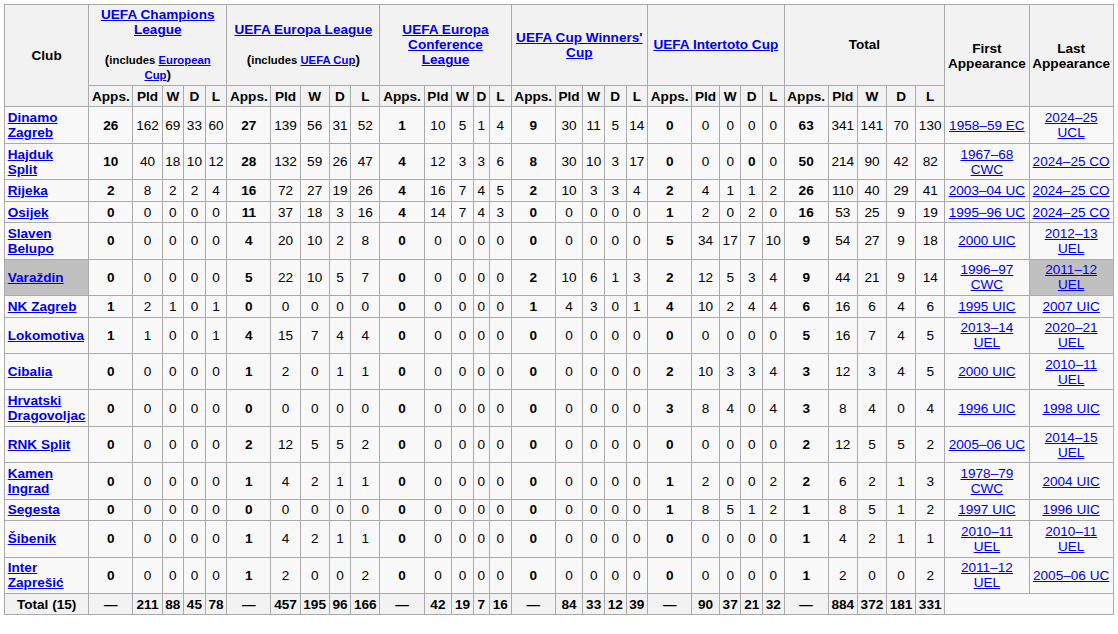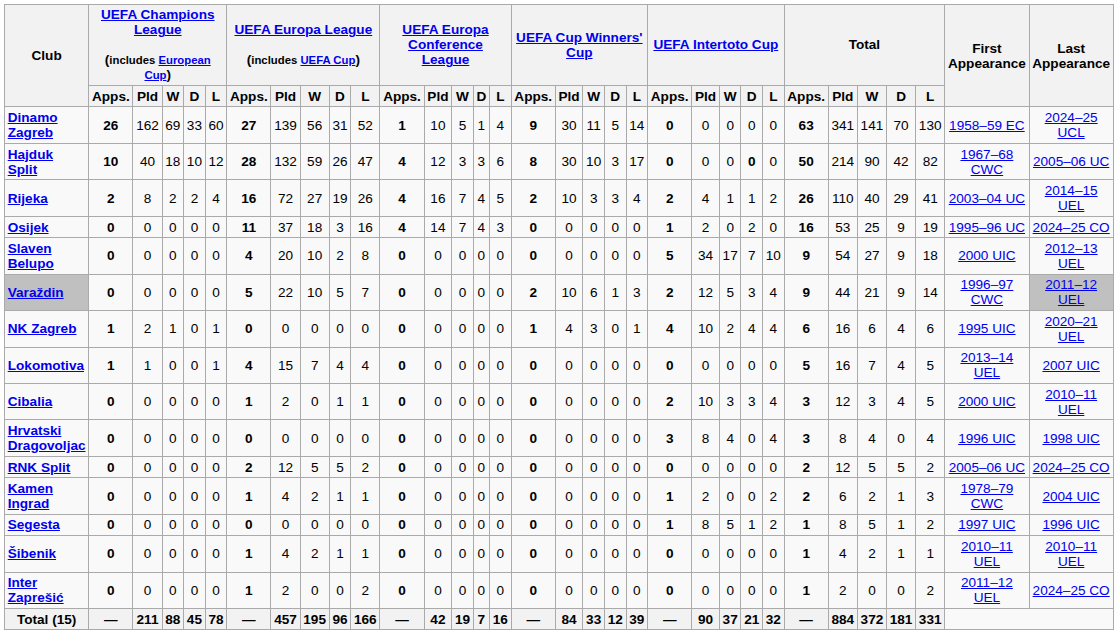(1071, 162) 2024–25 CO -> (1071, 162) 2005–06 UC
(1071, 191) 2024–25 CO -> (1071, 198) 2014–15 UEL
(1071, 306) 2007 UIC -> (1071, 329) 2020–21 UEL
(1071, 335) 2020–21 UEL -> (1071, 365) 2007 UIC
(1071, 445) 2014–15 UEL -> (1071, 467) 2024–25 CO
(1071, 575) 2005–06 UC -> (1071, 590) 2024–25 CO
